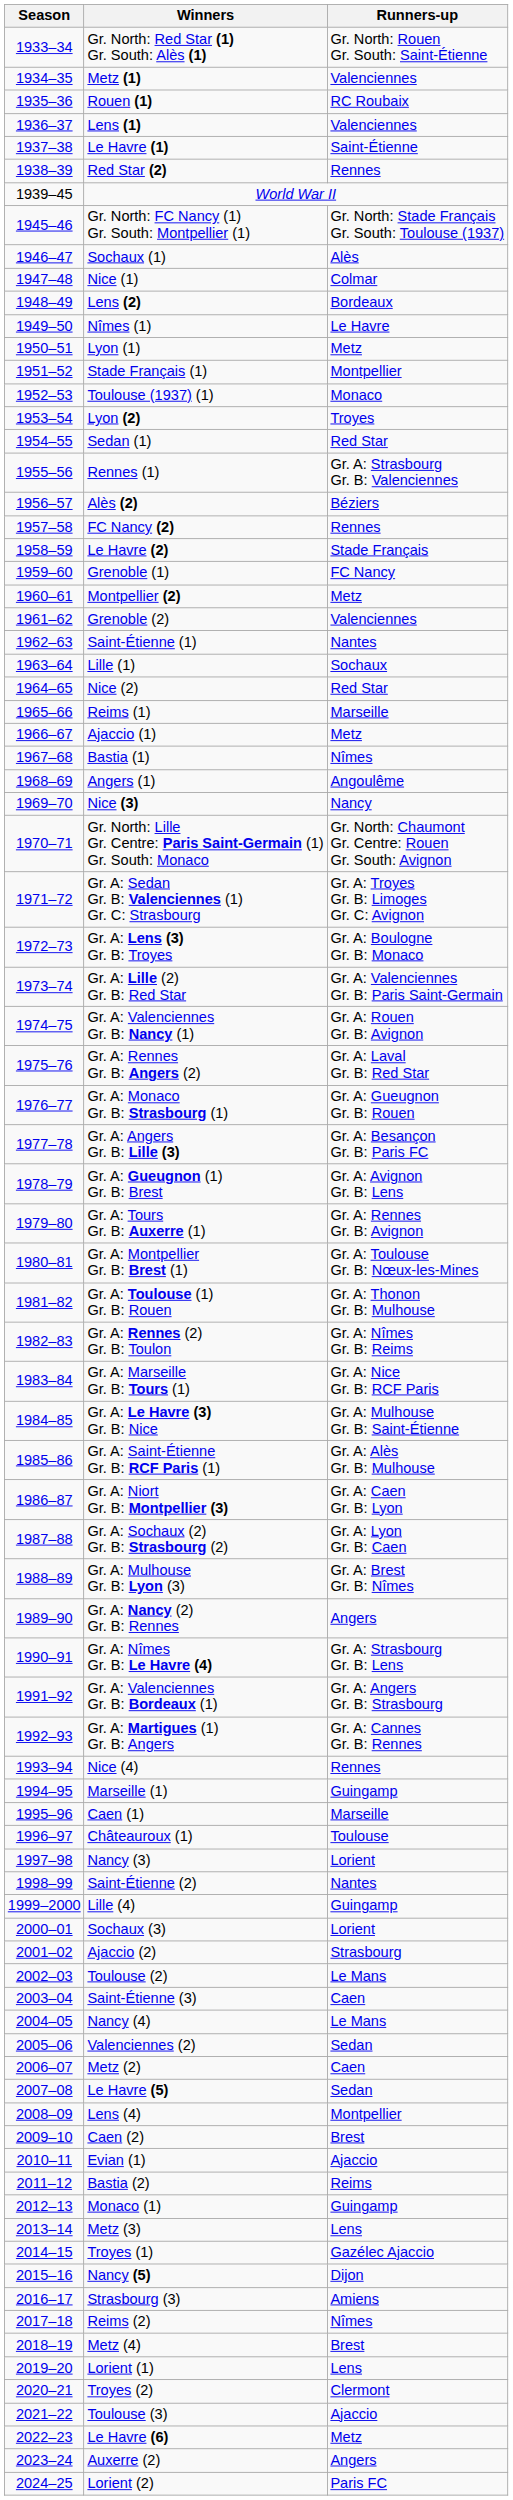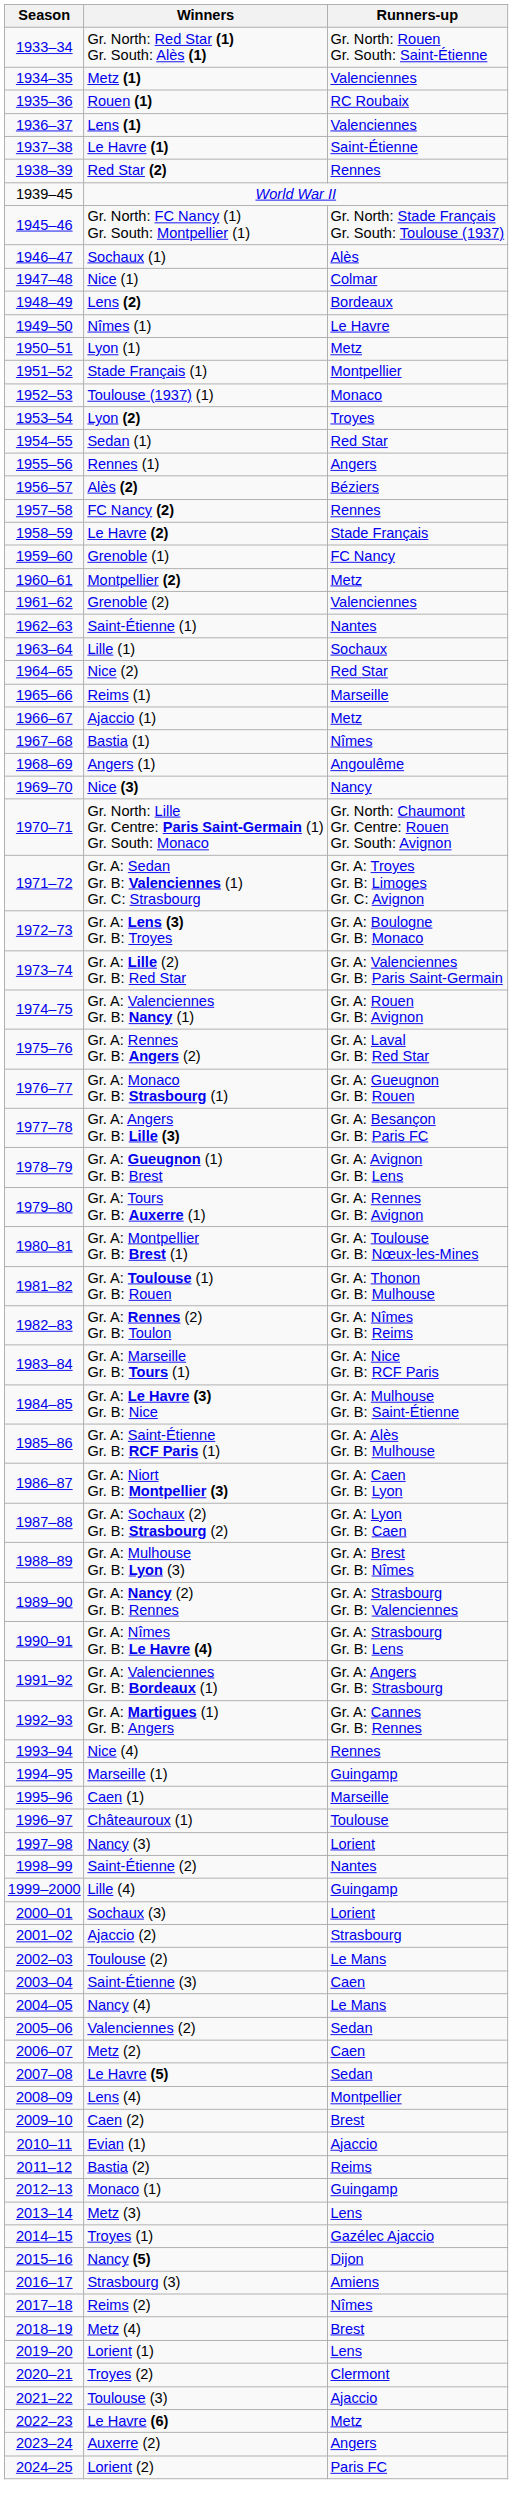(394, 472) Gr. A: Strasbourg Gr. B: Valenciennes -> (353, 464) Angers
(353, 1618) Angers -> (394, 1601) Gr. A: Strasbourg Gr. B: Valenciennes
